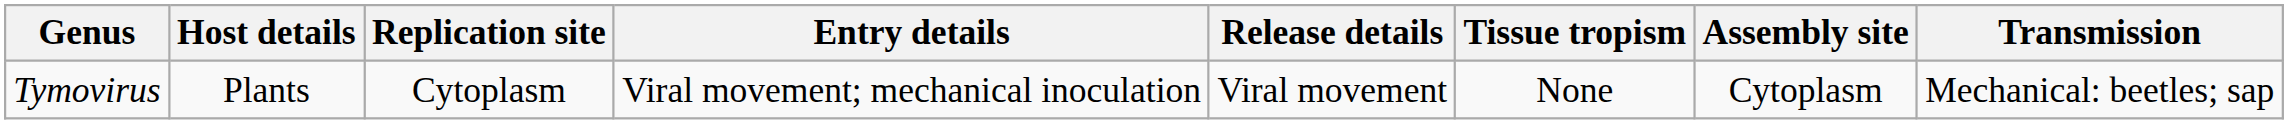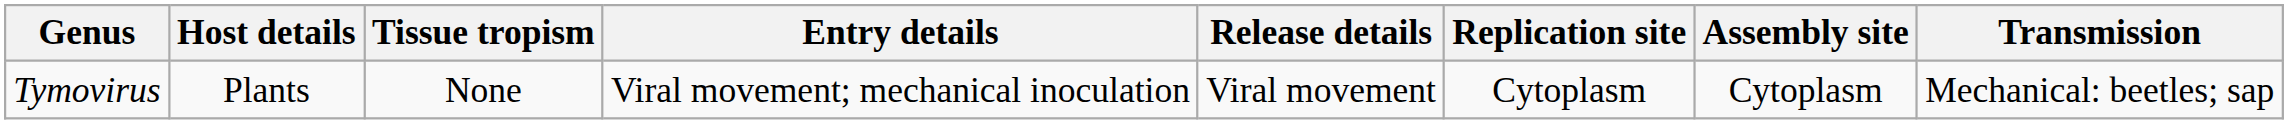columns swapped: (1575, 32) <-> (489, 32)
